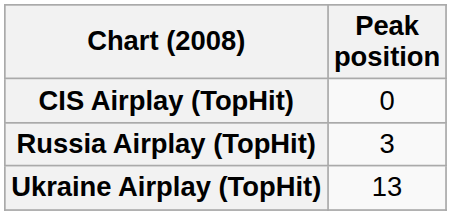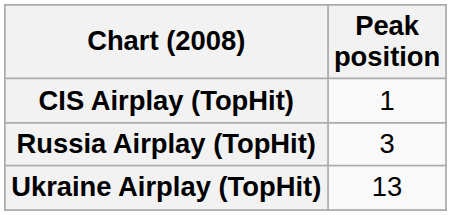(387, 100) 0 -> (387, 100) 1
